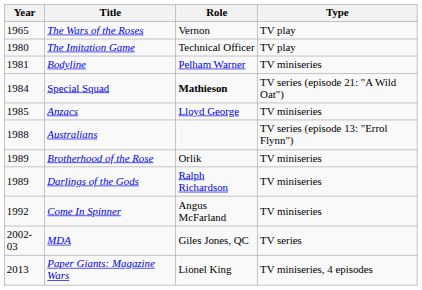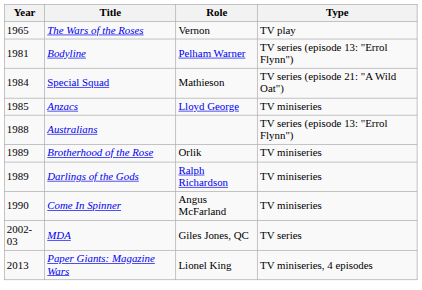- row: (91, 47)
(291, 64) TV miniseries -> (324, 53) TV series (episode 13: "Errol Flynn")
(203, 88) bold -> (201, 83) normal
(18, 211) 1992 -> (18, 206) 1990
